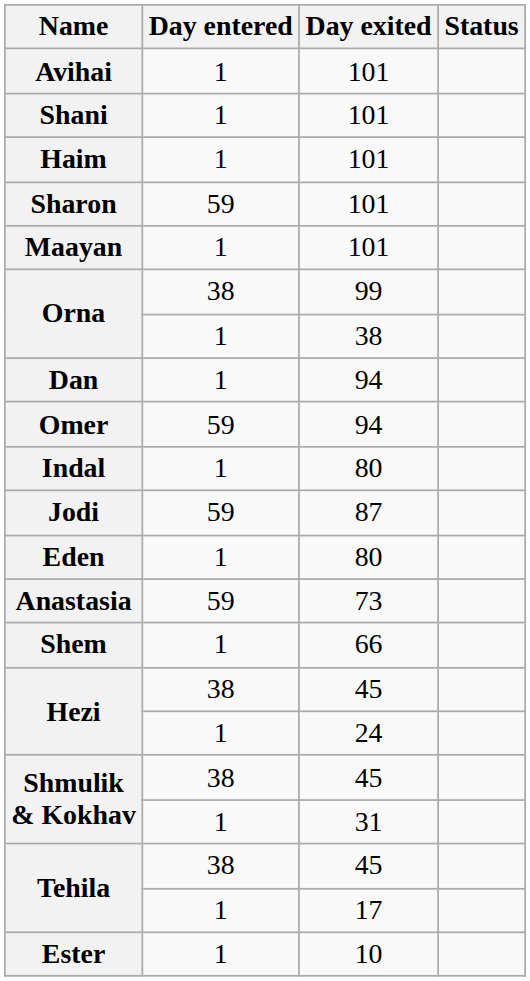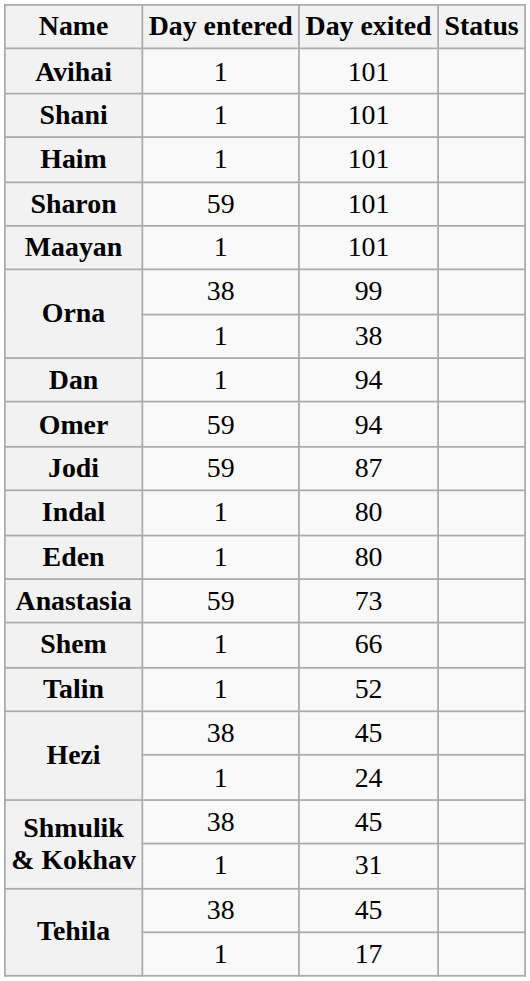rows swapped: (74, 512) <-> (74, 468)
+ row: (74, 688)
- row: (74, 953)
